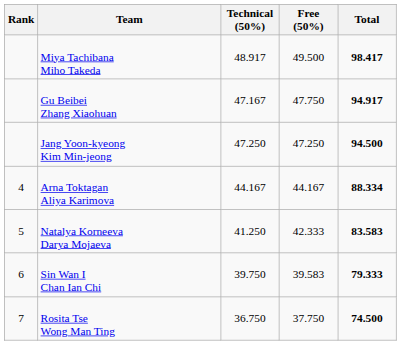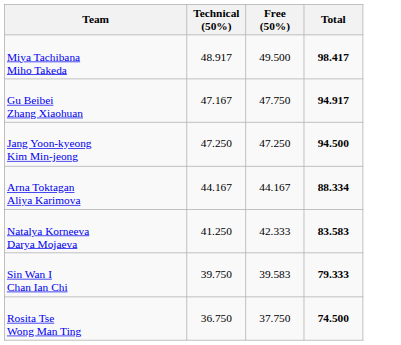- column: (21, 19)
